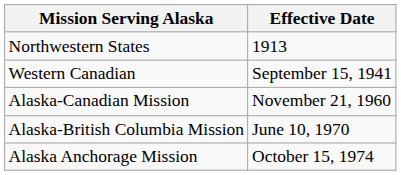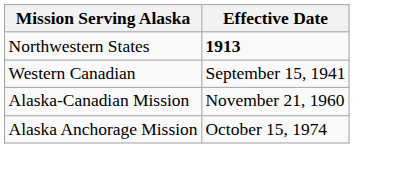(269, 45) normal -> (223, 45) bold
- row: (126, 128)
